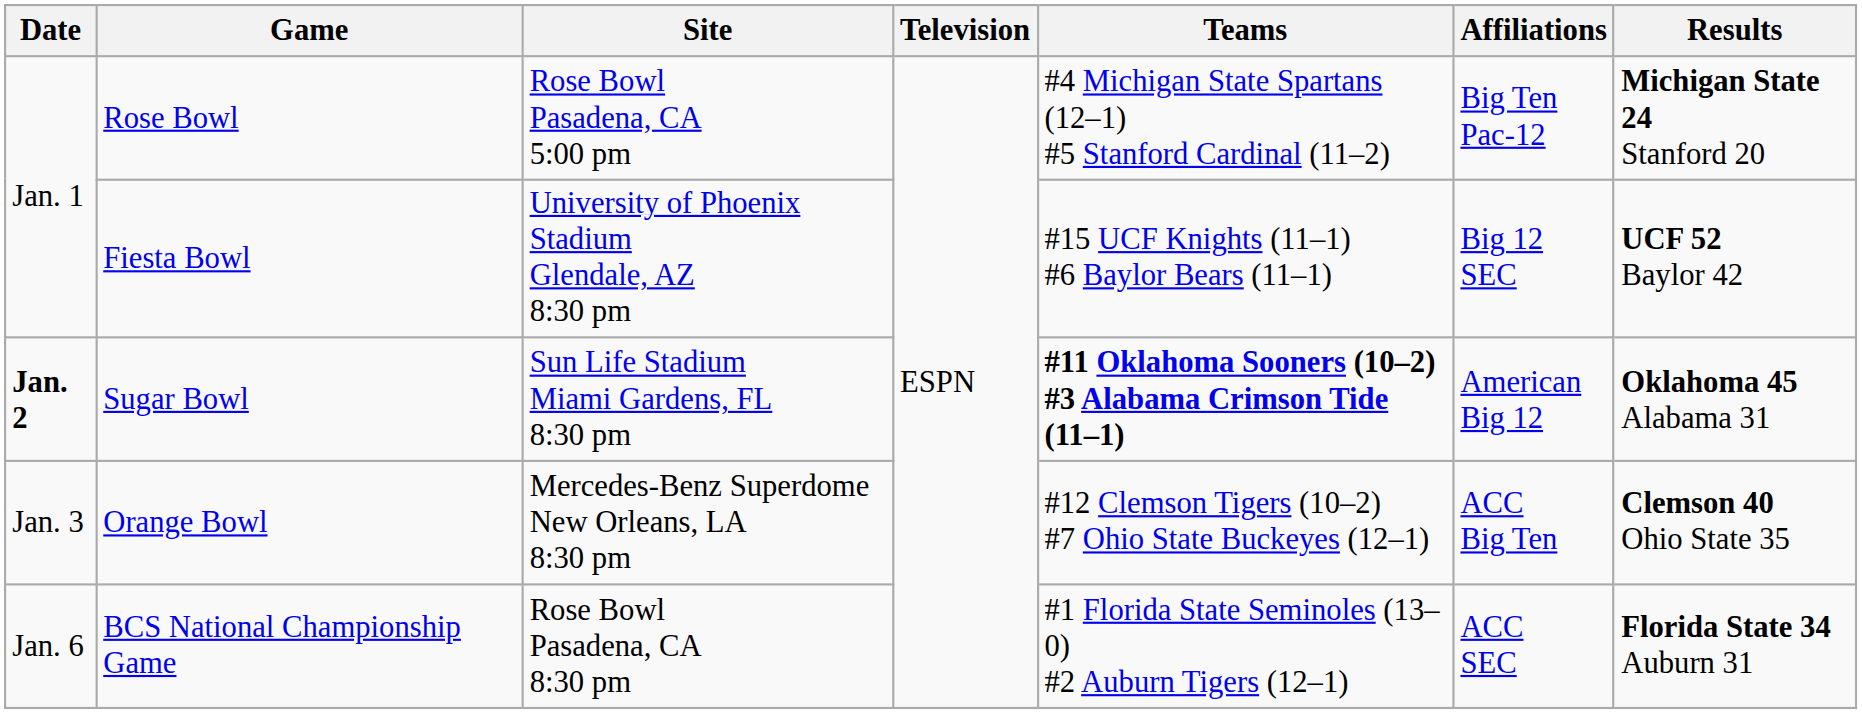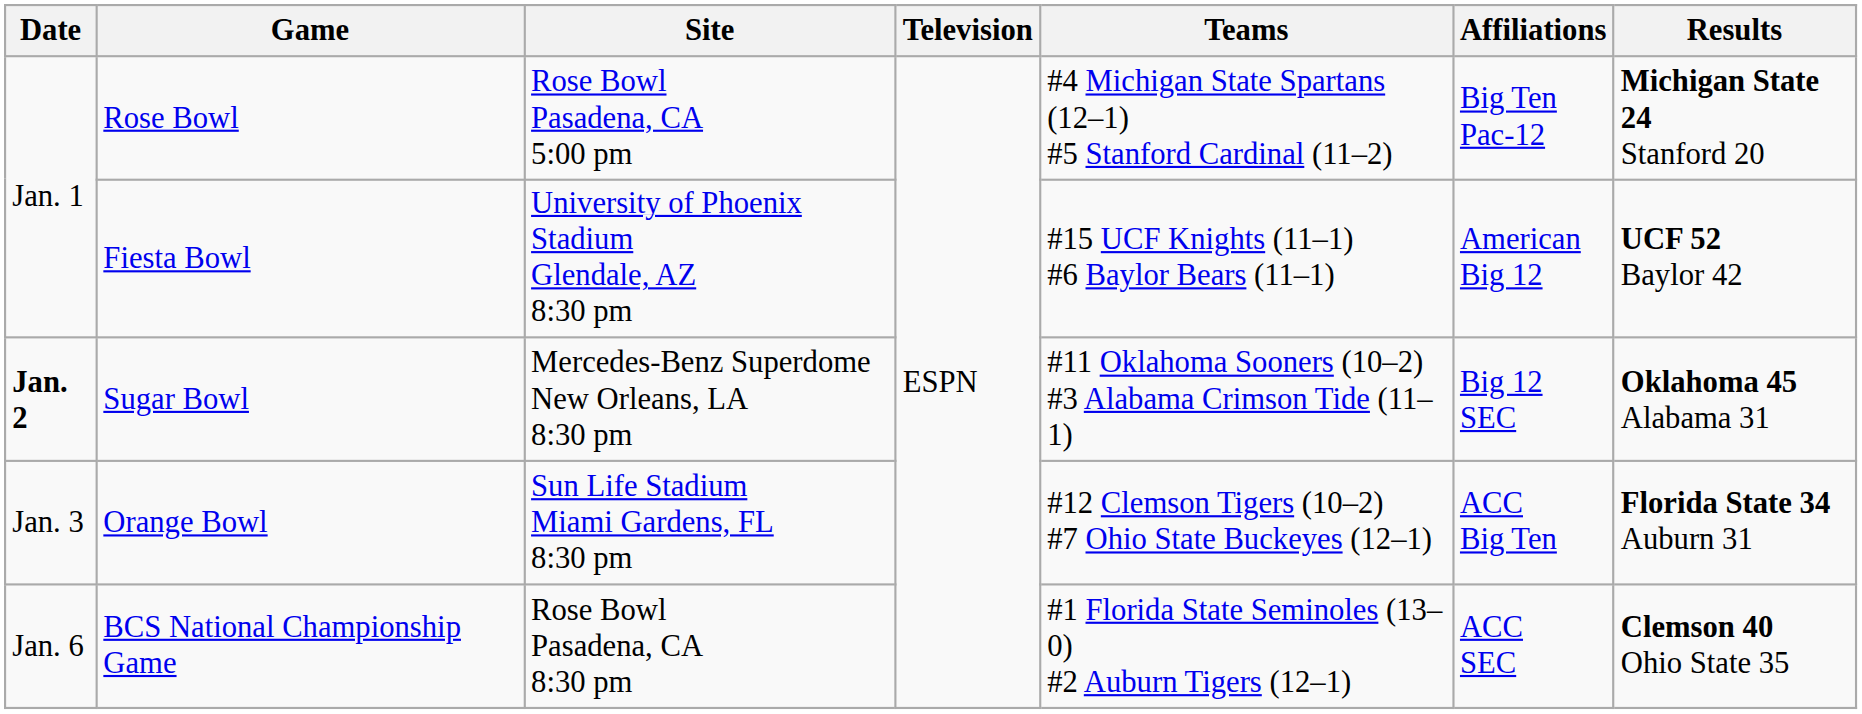(1502, 258) Big 12 SEC -> (1520, 258) American Big 12
(651, 399) Sun Life Stadium Miami Gardens, FL 8:30 pm -> (701, 399) Mercedes-Benz Superdome New Orleans, LA 8:30 pm
(1240, 399) bold -> (1240, 399) normal
(1521, 399) American Big 12 -> (1501, 399) Big 12 SEC
(699, 522) Mercedes-Benz Superdome New Orleans, LA 8:30 pm -> (652, 522) Sun Life Stadium Miami Gardens, FL 8:30 pm
(1706, 522) Clemson 40 Ohio State 35 -> (1726, 522) Florida State 34 Auburn 31
(1726, 645) Florida State 34 Auburn 31 -> (1705, 645) Clemson 40 Ohio State 35
